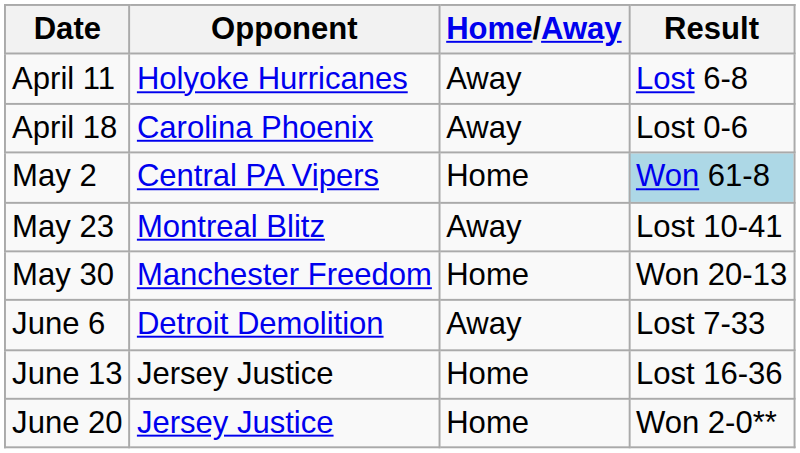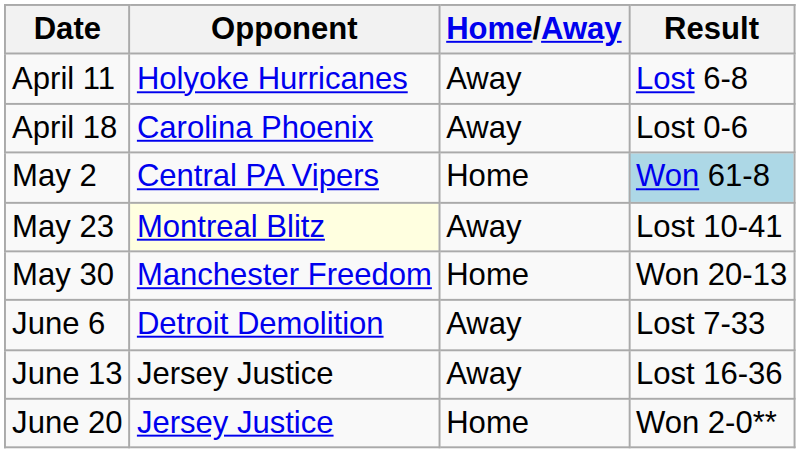(231, 226) no background -> (231, 226) lightyellow background
(488, 373) Home -> (484, 373) Away
